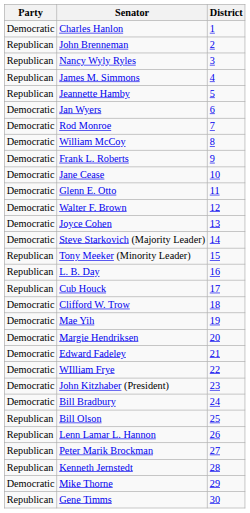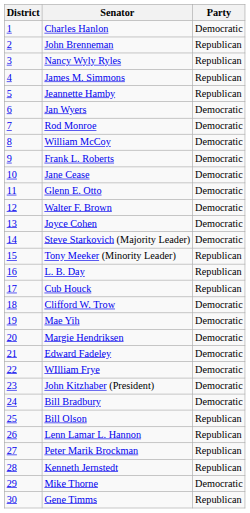columns swapped: (226, 12) <-> (31, 12)
